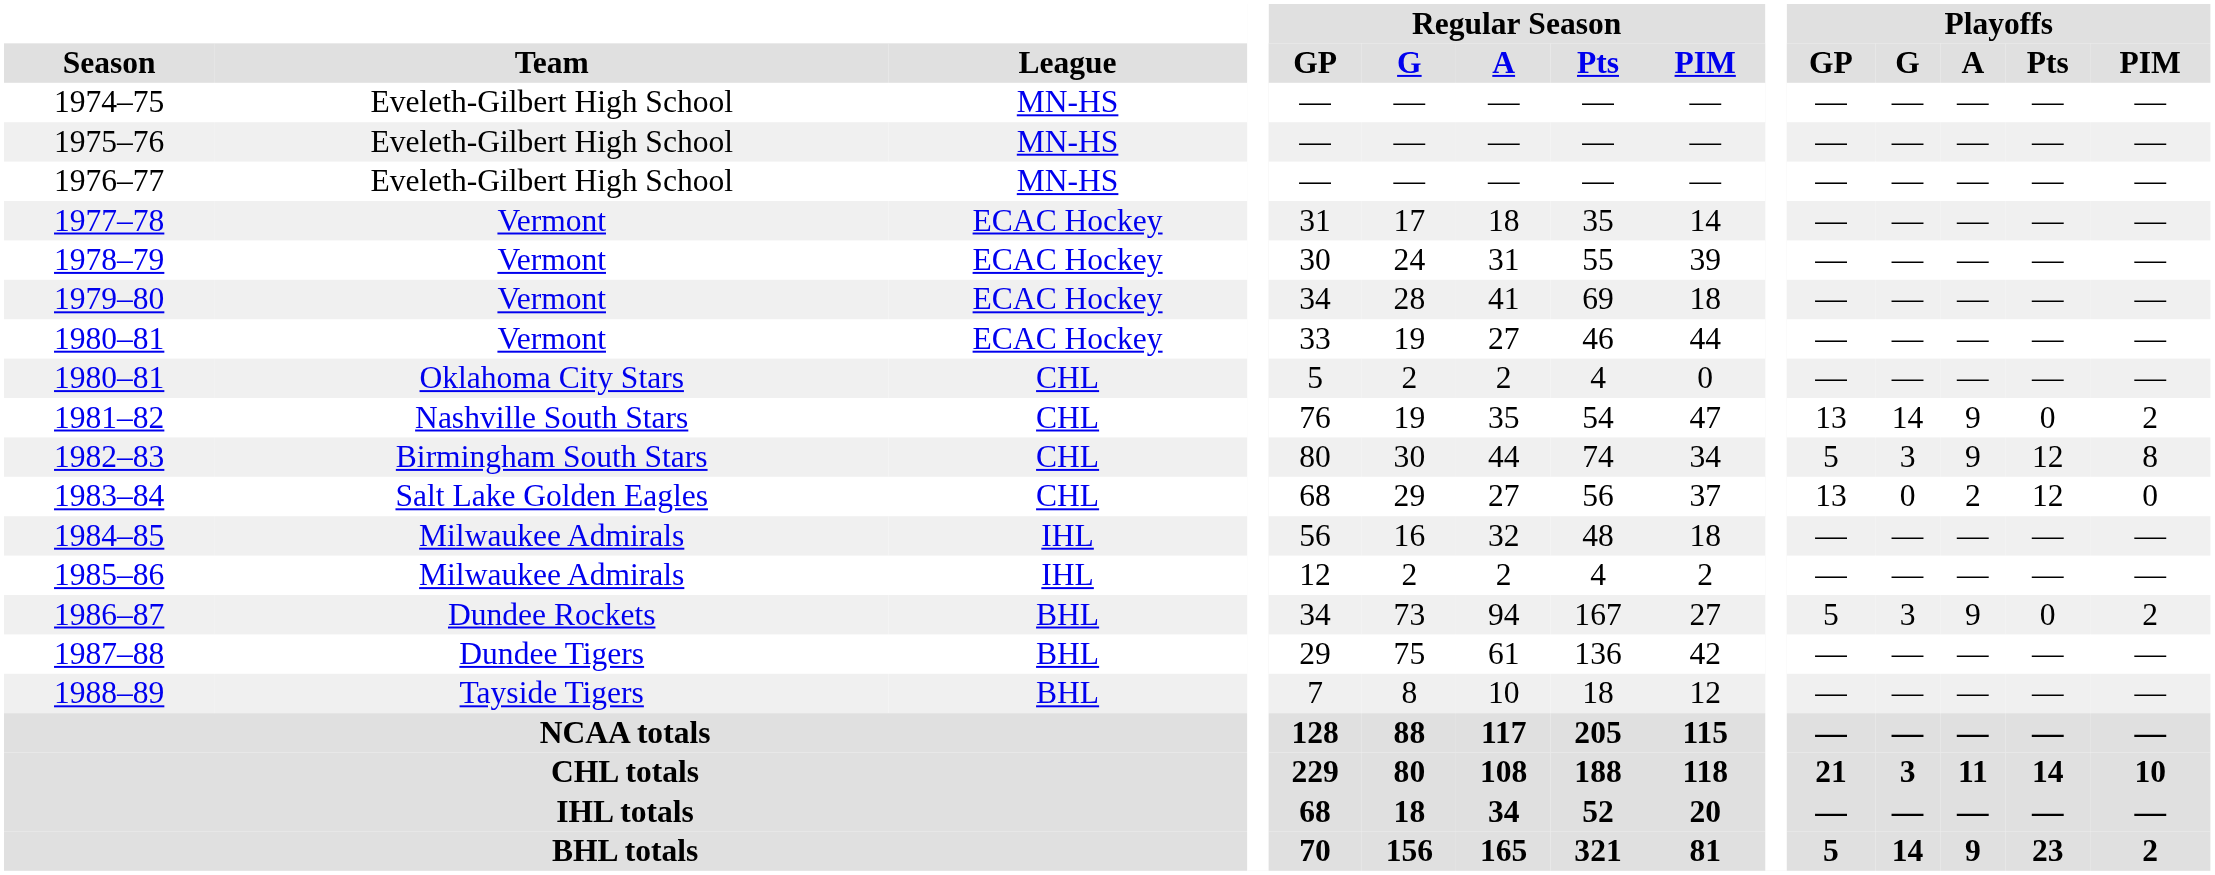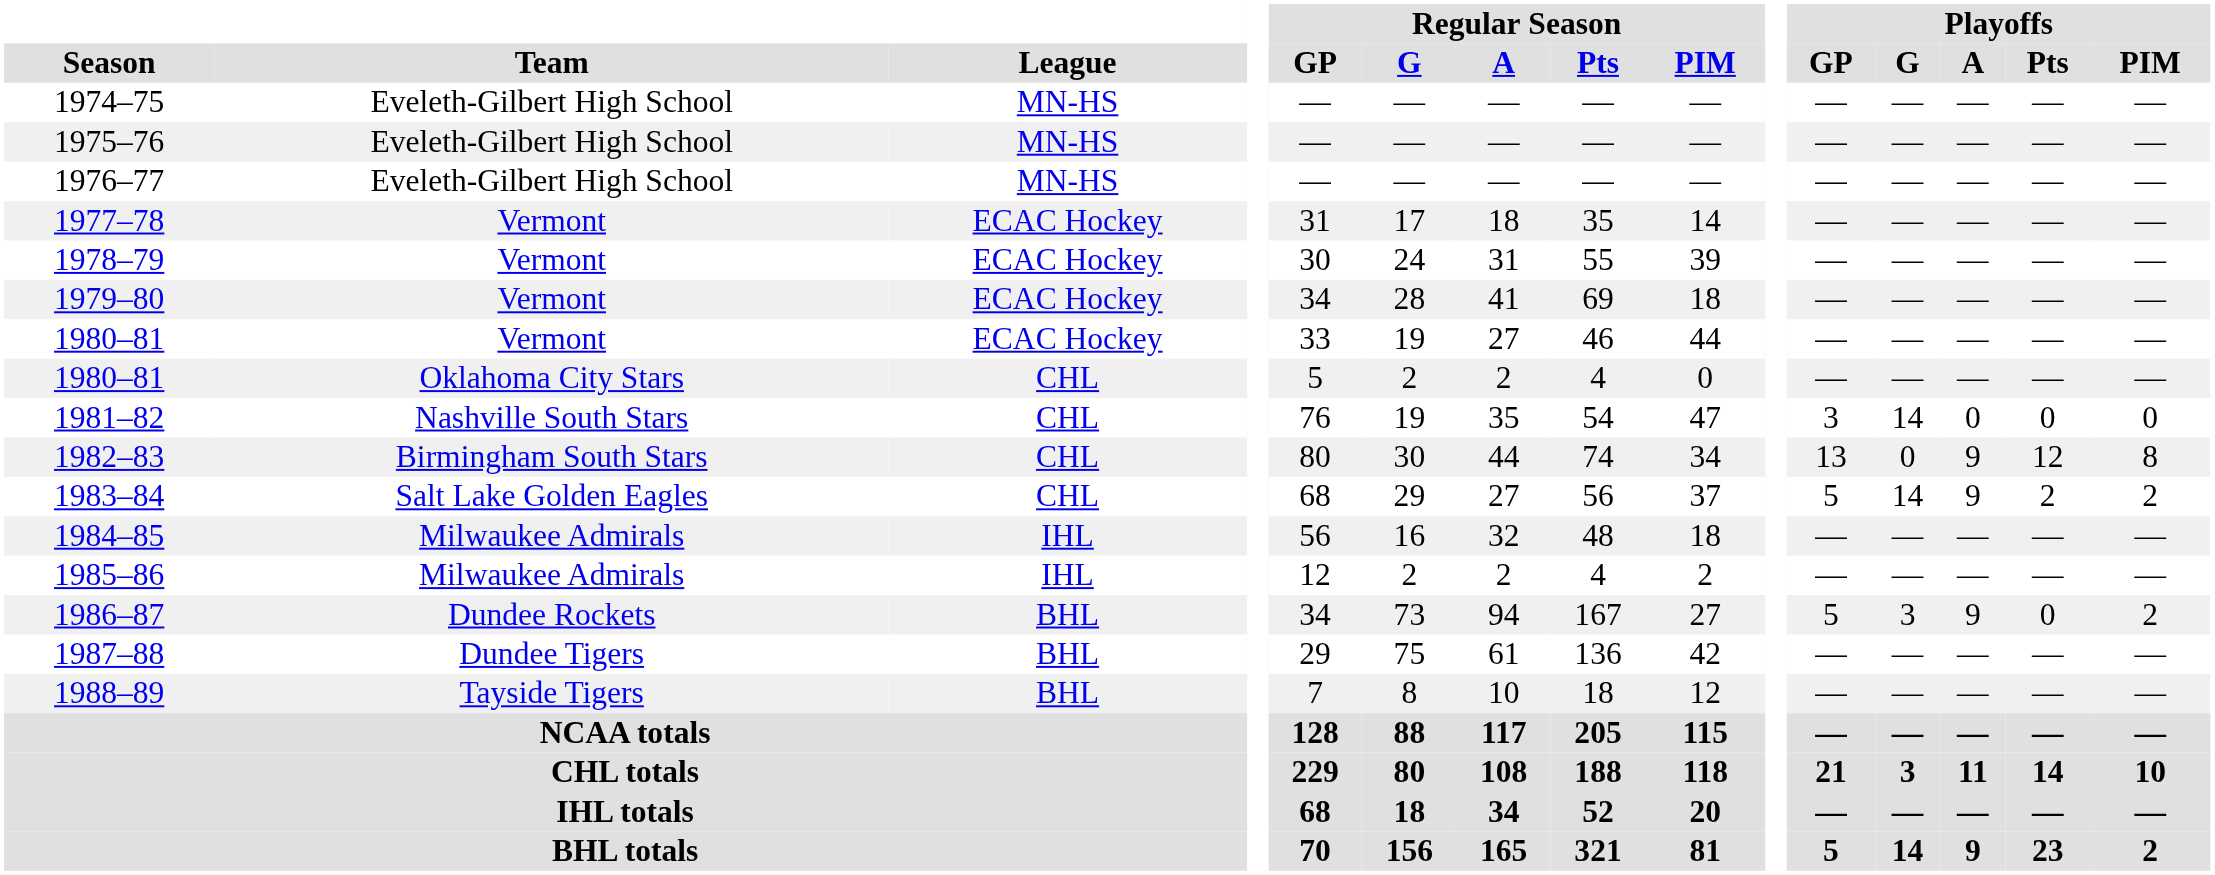(1831, 417) 13 -> (1831, 417) 3
(1973, 417) 9 -> (1973, 417) 0
(2150, 417) 2 -> (2150, 417) 0
(1831, 456) 5 -> (1831, 456) 13
(1908, 456) 3 -> (1908, 456) 0
(1831, 496) 13 -> (1831, 496) 5
(1908, 496) 0 -> (1908, 496) 14
(1973, 496) 2 -> (1973, 496) 9
(2048, 496) 12 -> (2048, 496) 2
(2150, 496) 0 -> (2150, 496) 2
